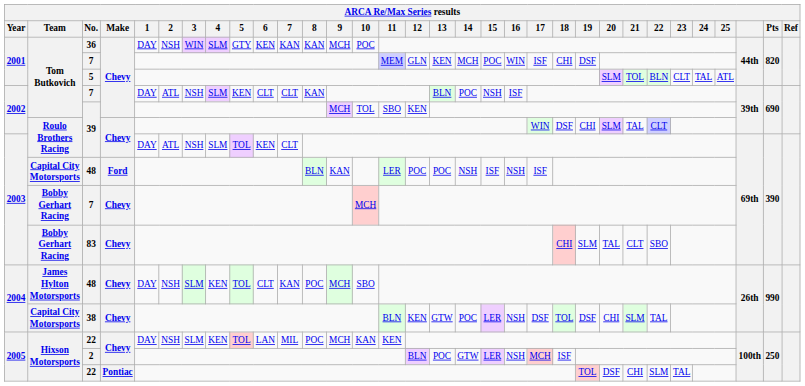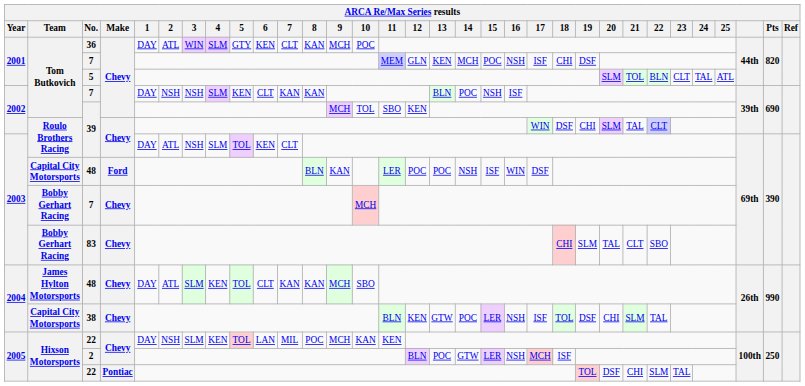(171, 45) NSH -> (171, 45) ATL
(290, 45) KAN -> (290, 45) CLT
(516, 61) WIN -> (516, 61) NSH
(171, 93) ATL -> (171, 93) NSH
(290, 93) CLT -> (290, 93) KAN
(516, 171) NSH -> (516, 171) WIN
(540, 171) ISF -> (540, 171) DSF
(171, 284) NSH -> (171, 284) ATL
(314, 284) POC -> (314, 284) KAN
(540, 318) DSF -> (540, 318) ISF
